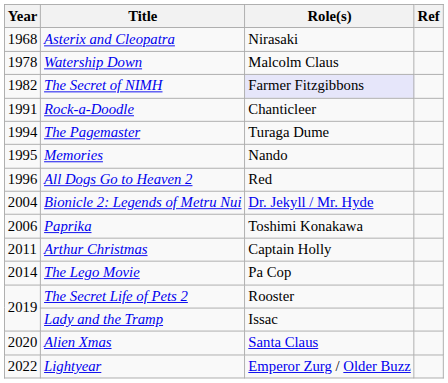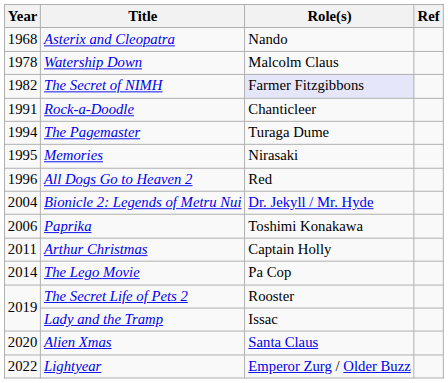(273, 39) Nirasaki -> (268, 39) Nando
(268, 156) Nando -> (273, 156) Nirasaki
